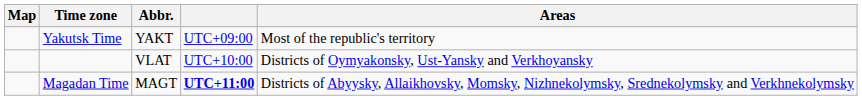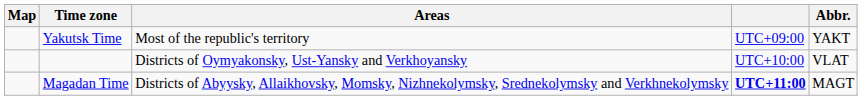columns swapped: (156, 15) <-> (558, 15)
